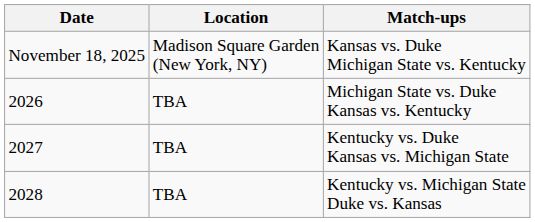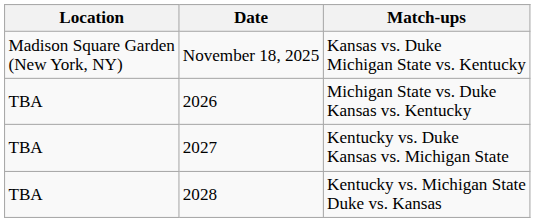columns swapped: (77, 18) <-> (236, 18)
